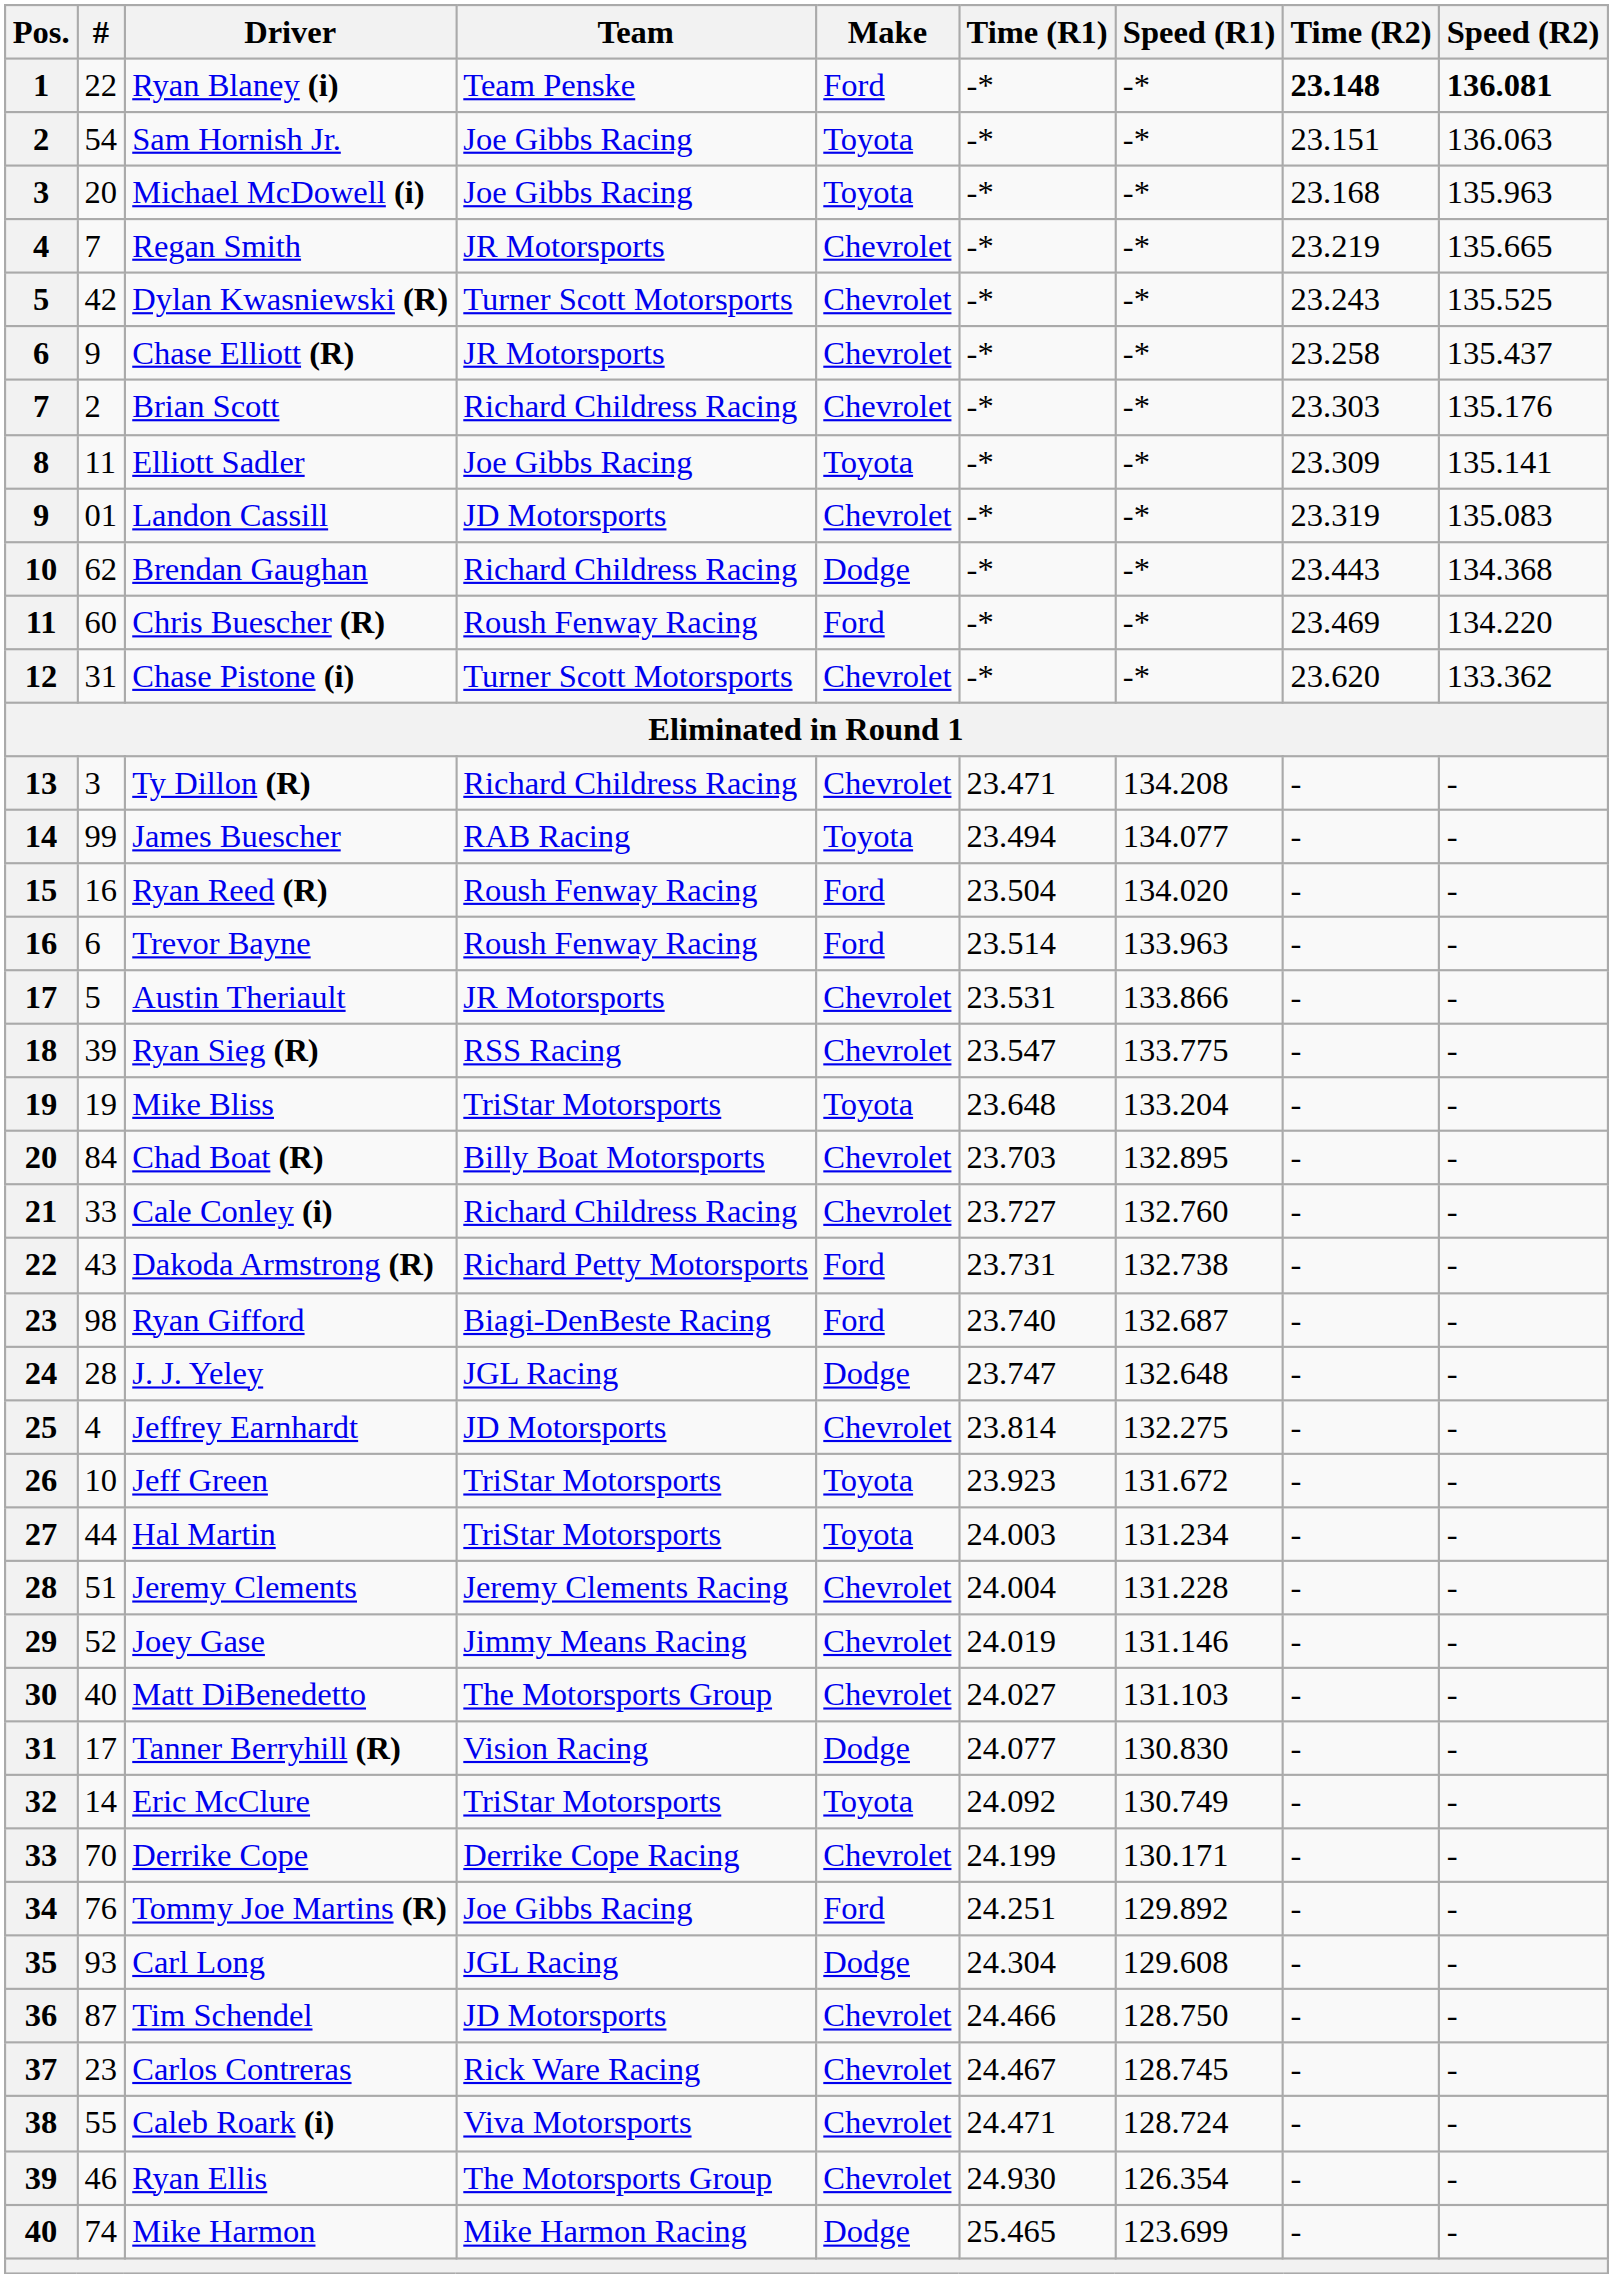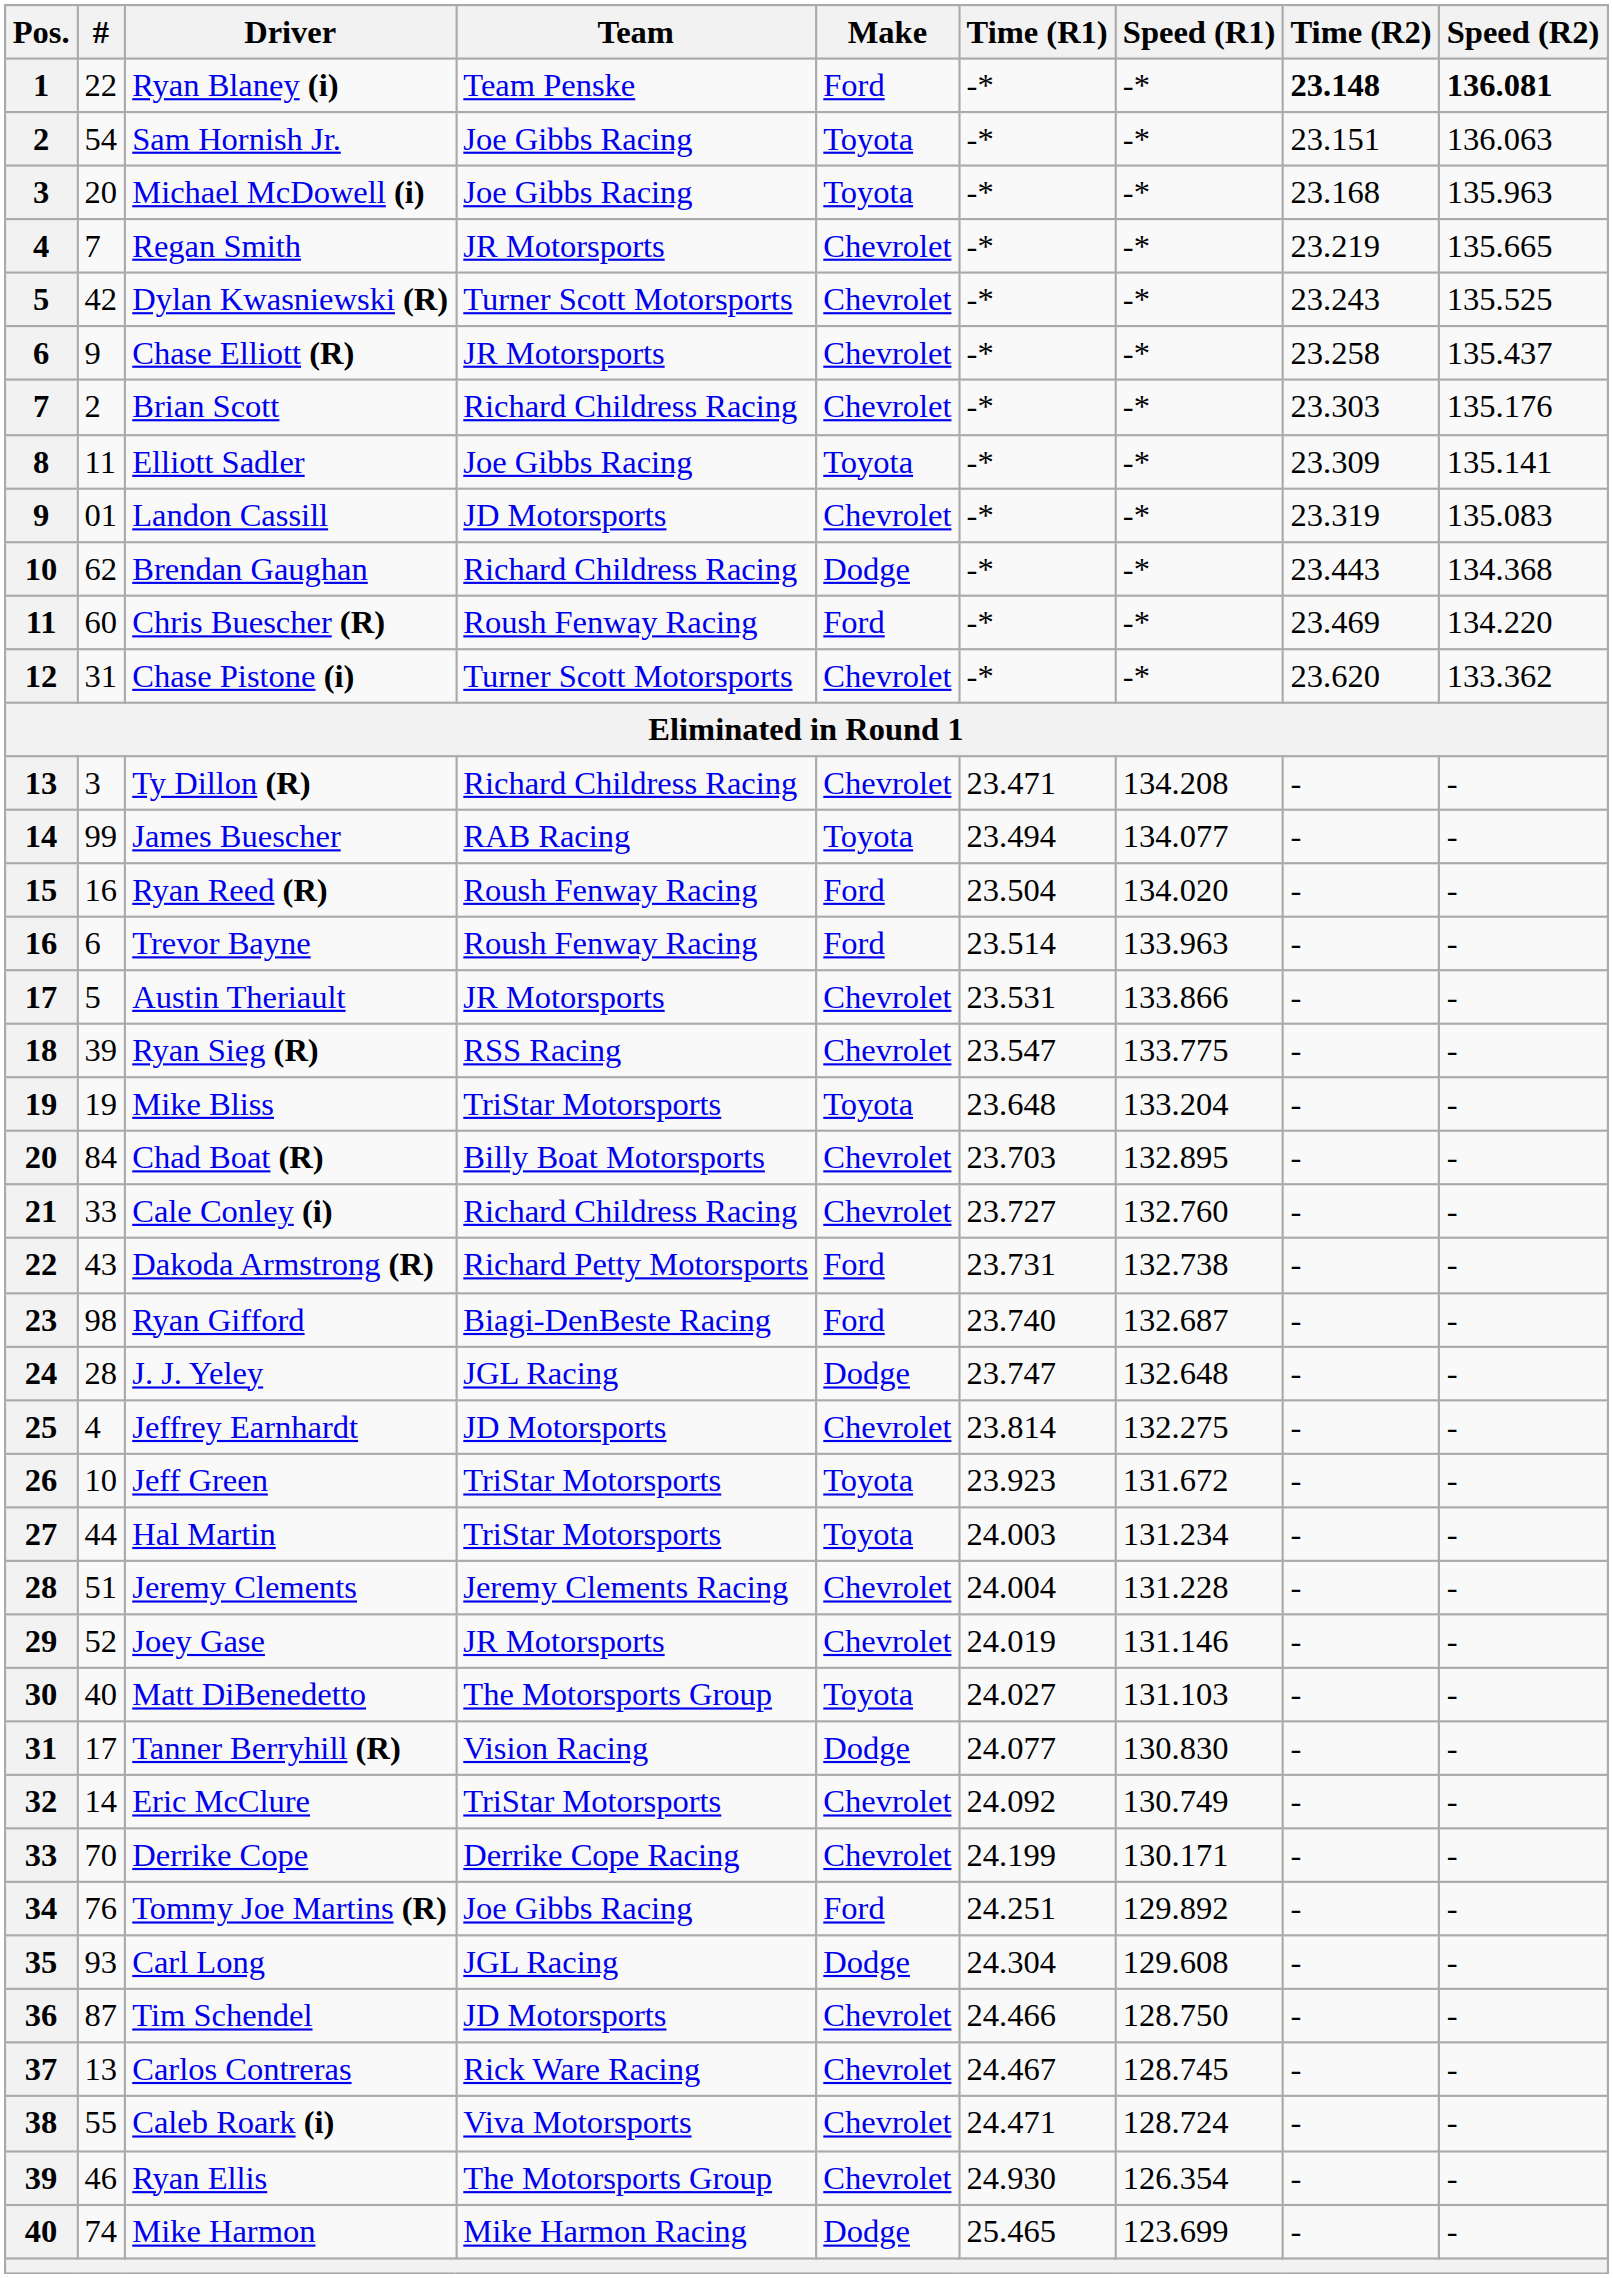(605, 1640) Jimmy Means Racing -> (564, 1640) JR Motorsports
(887, 1694) Chevrolet -> (868, 1694) Toyota
(868, 1801) Toyota -> (887, 1801) Chevrolet
(101, 2069) 23 -> (101, 2069) 13
